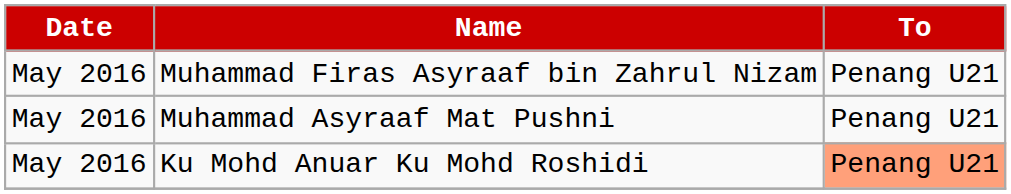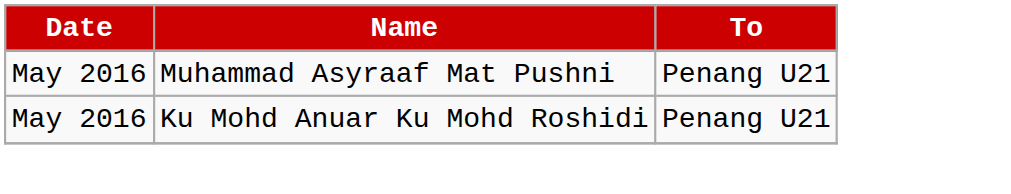- row: (489, 74)
(915, 165) lightsalmon background -> (746, 119) no background
